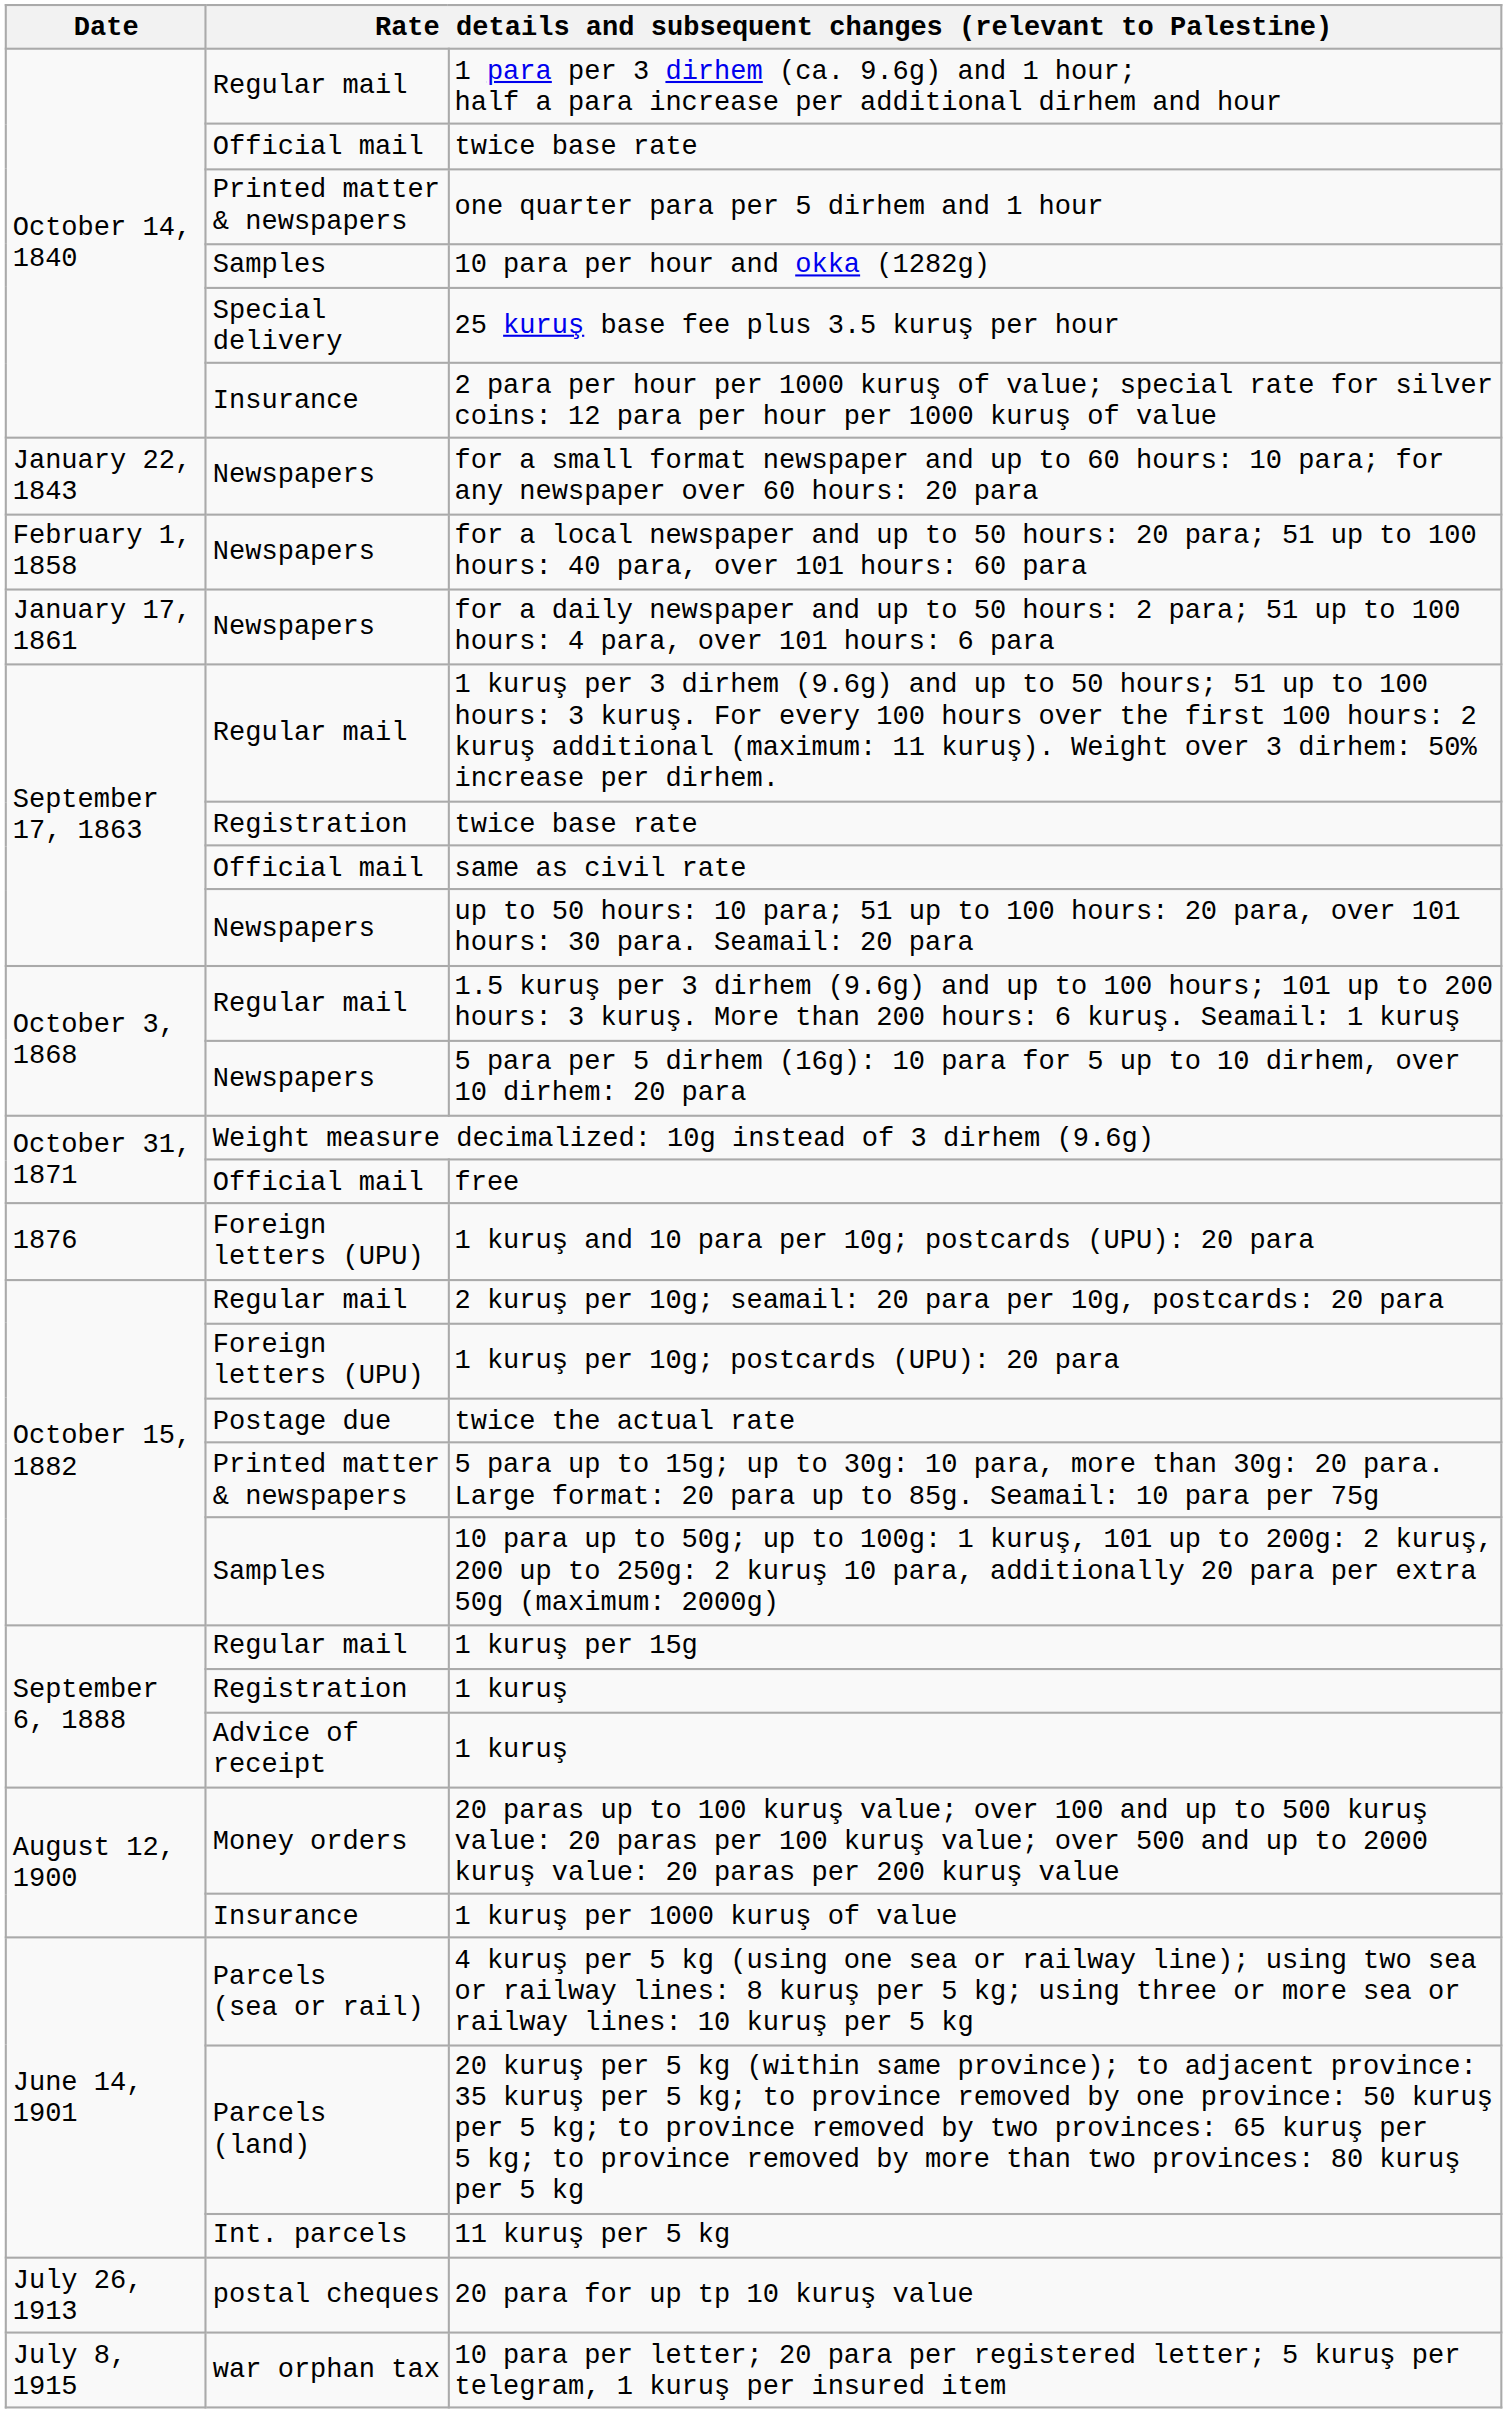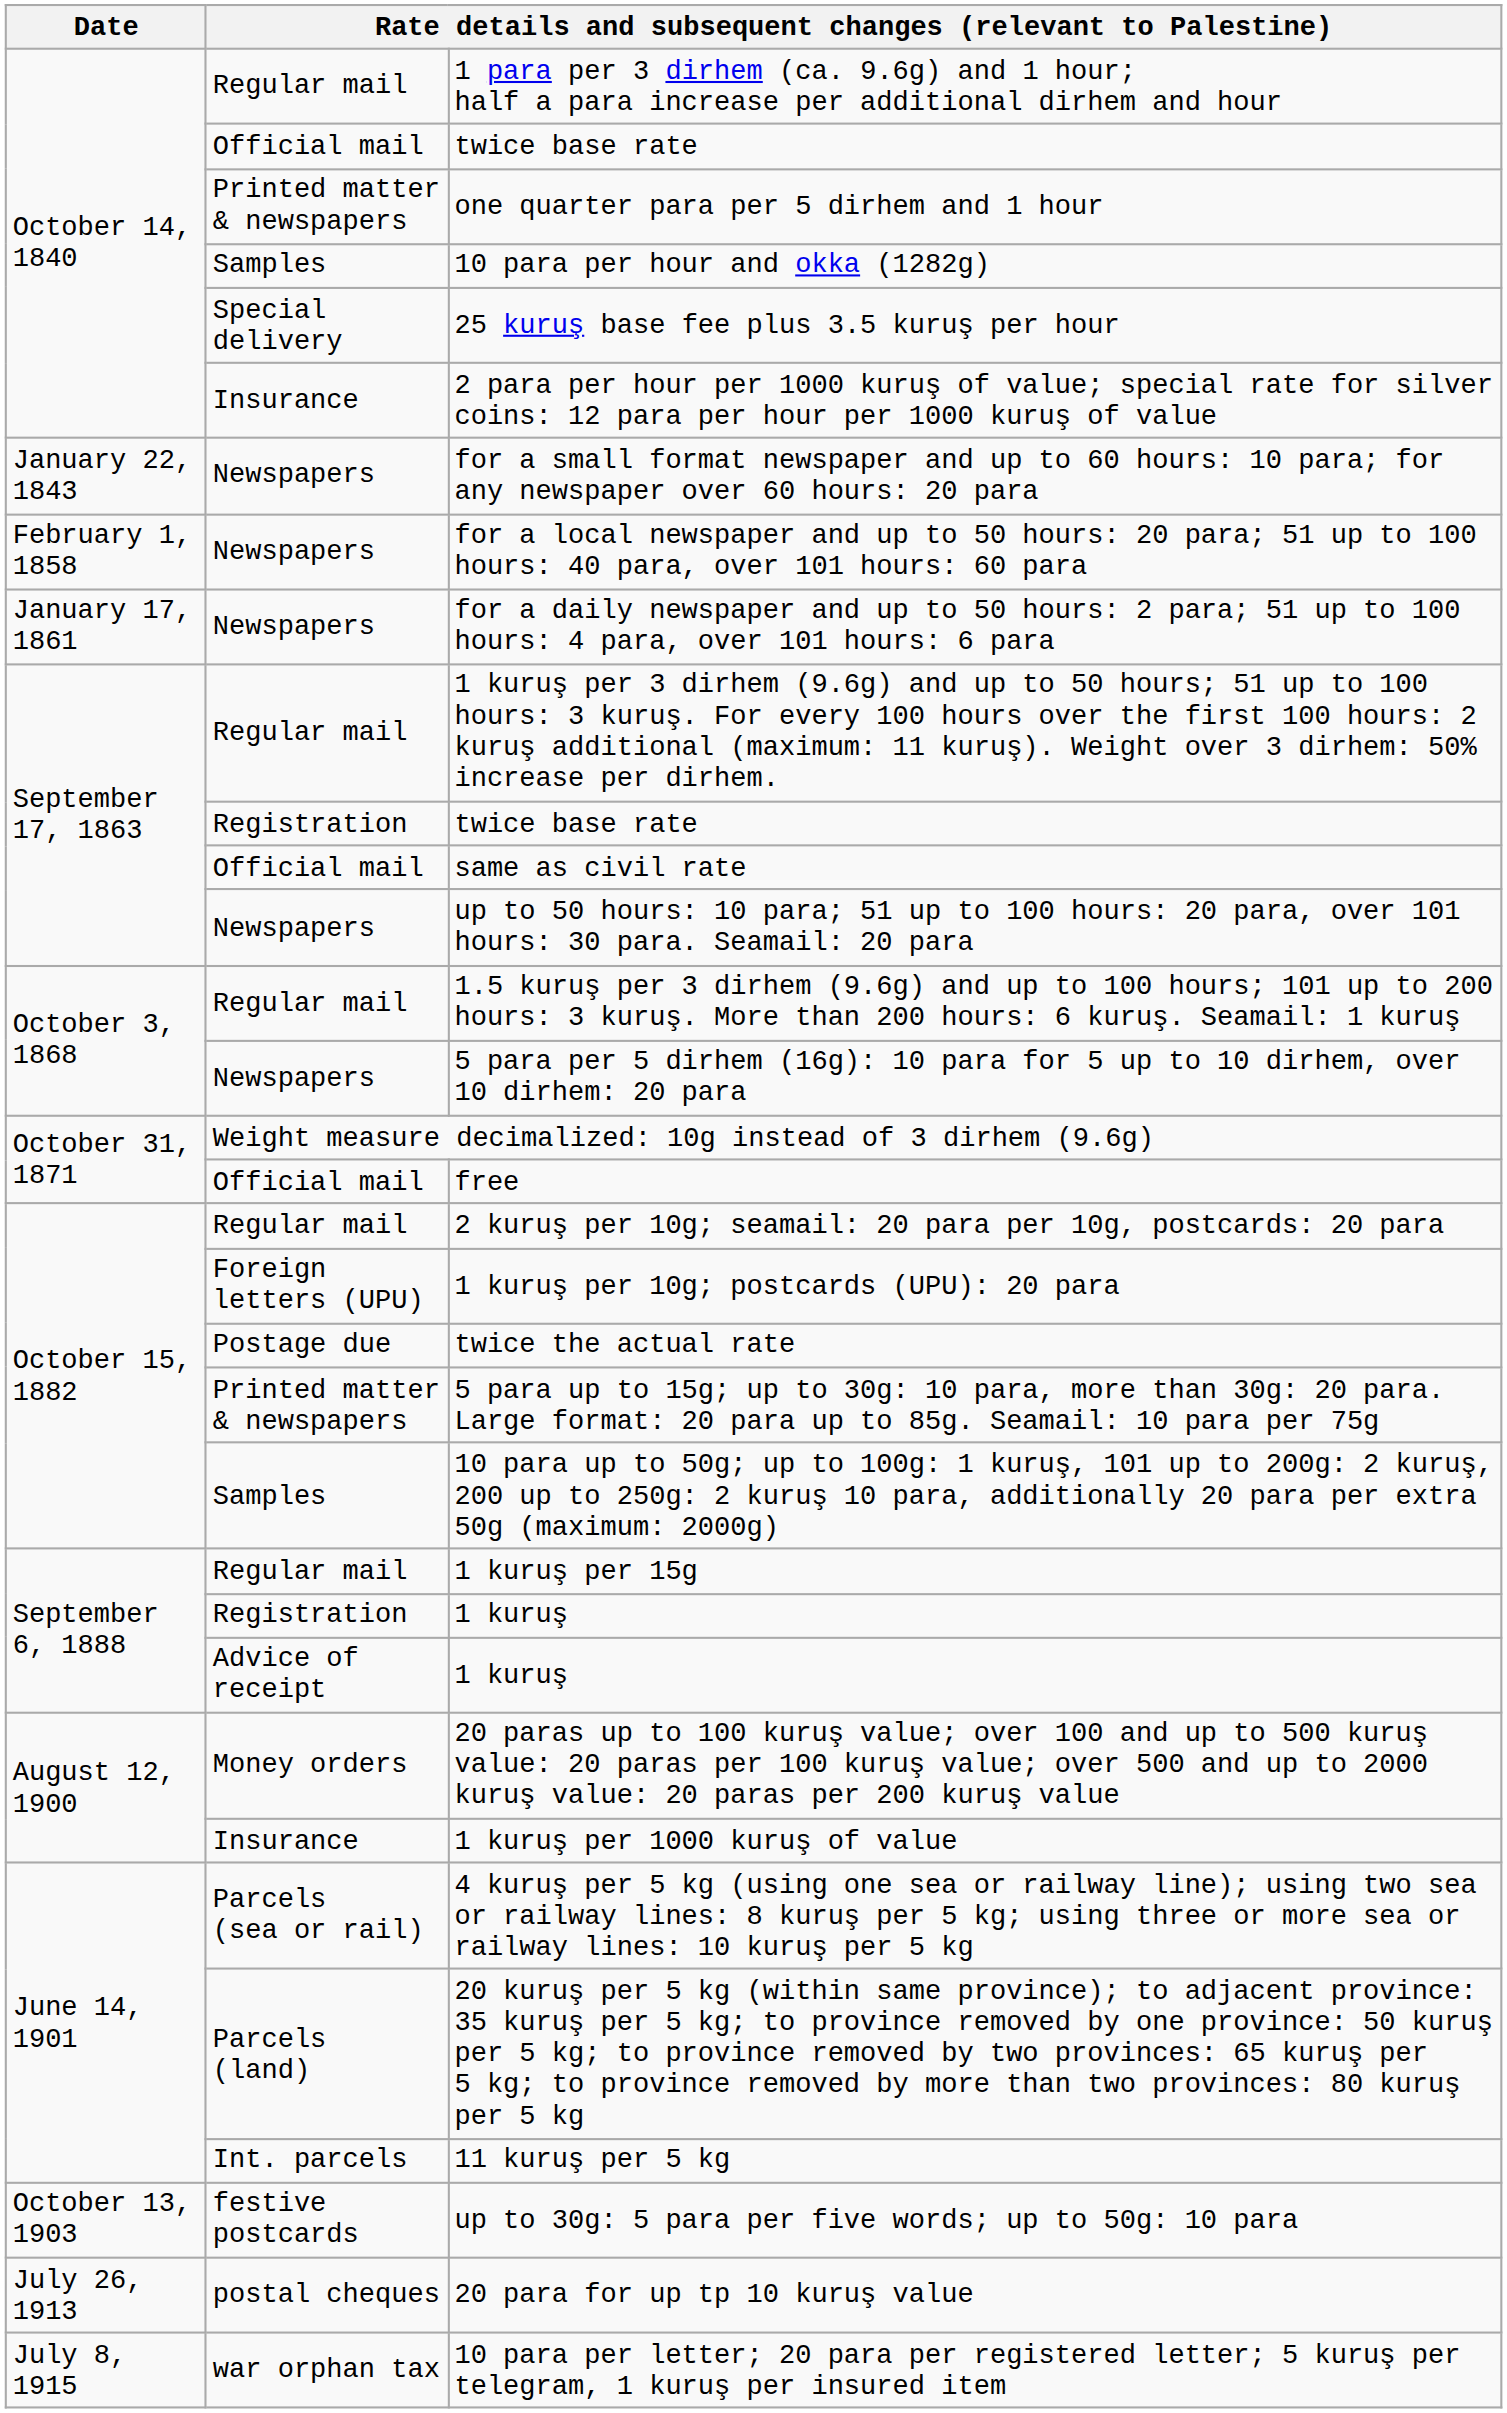- row: (318, 1242)
+ row: (286, 2220)
